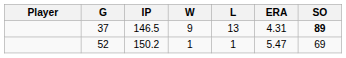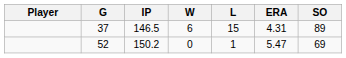(190, 28) 9 -> (190, 28) 6
(233, 28) 13 -> (233, 28) 15
(320, 28) bold -> (320, 28) normal
(190, 45) 1 -> (190, 45) 0
